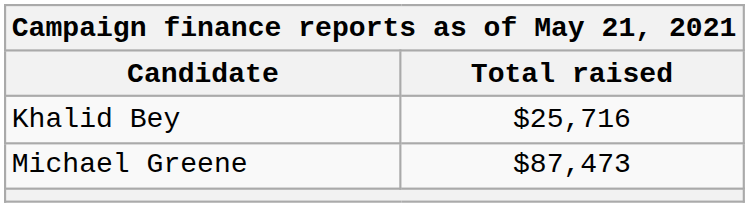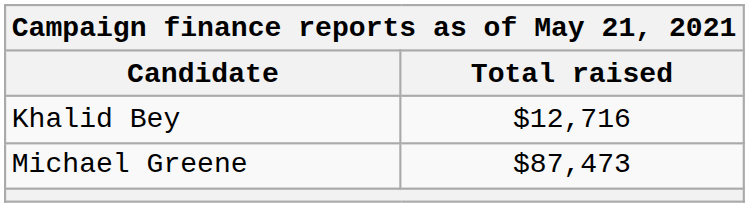(572, 119) $25,716 -> (572, 119) $12,716
